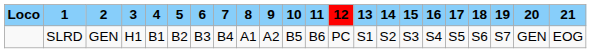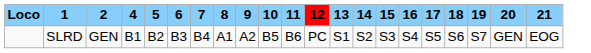- column: (133, 15)
